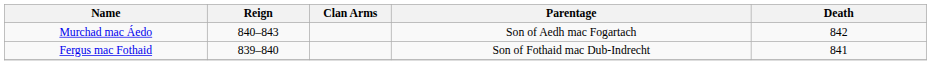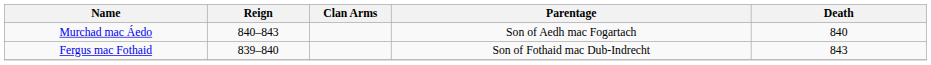(839, 32) 842 -> (839, 32) 840
(839, 50) 841 -> (839, 50) 843
